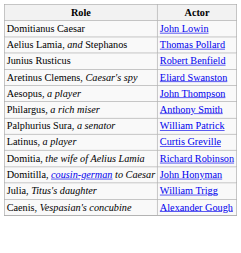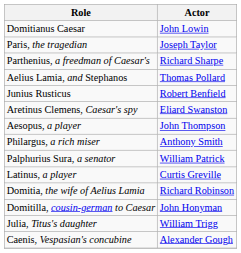+ row: (47, 45)
+ row: (78, 61)
